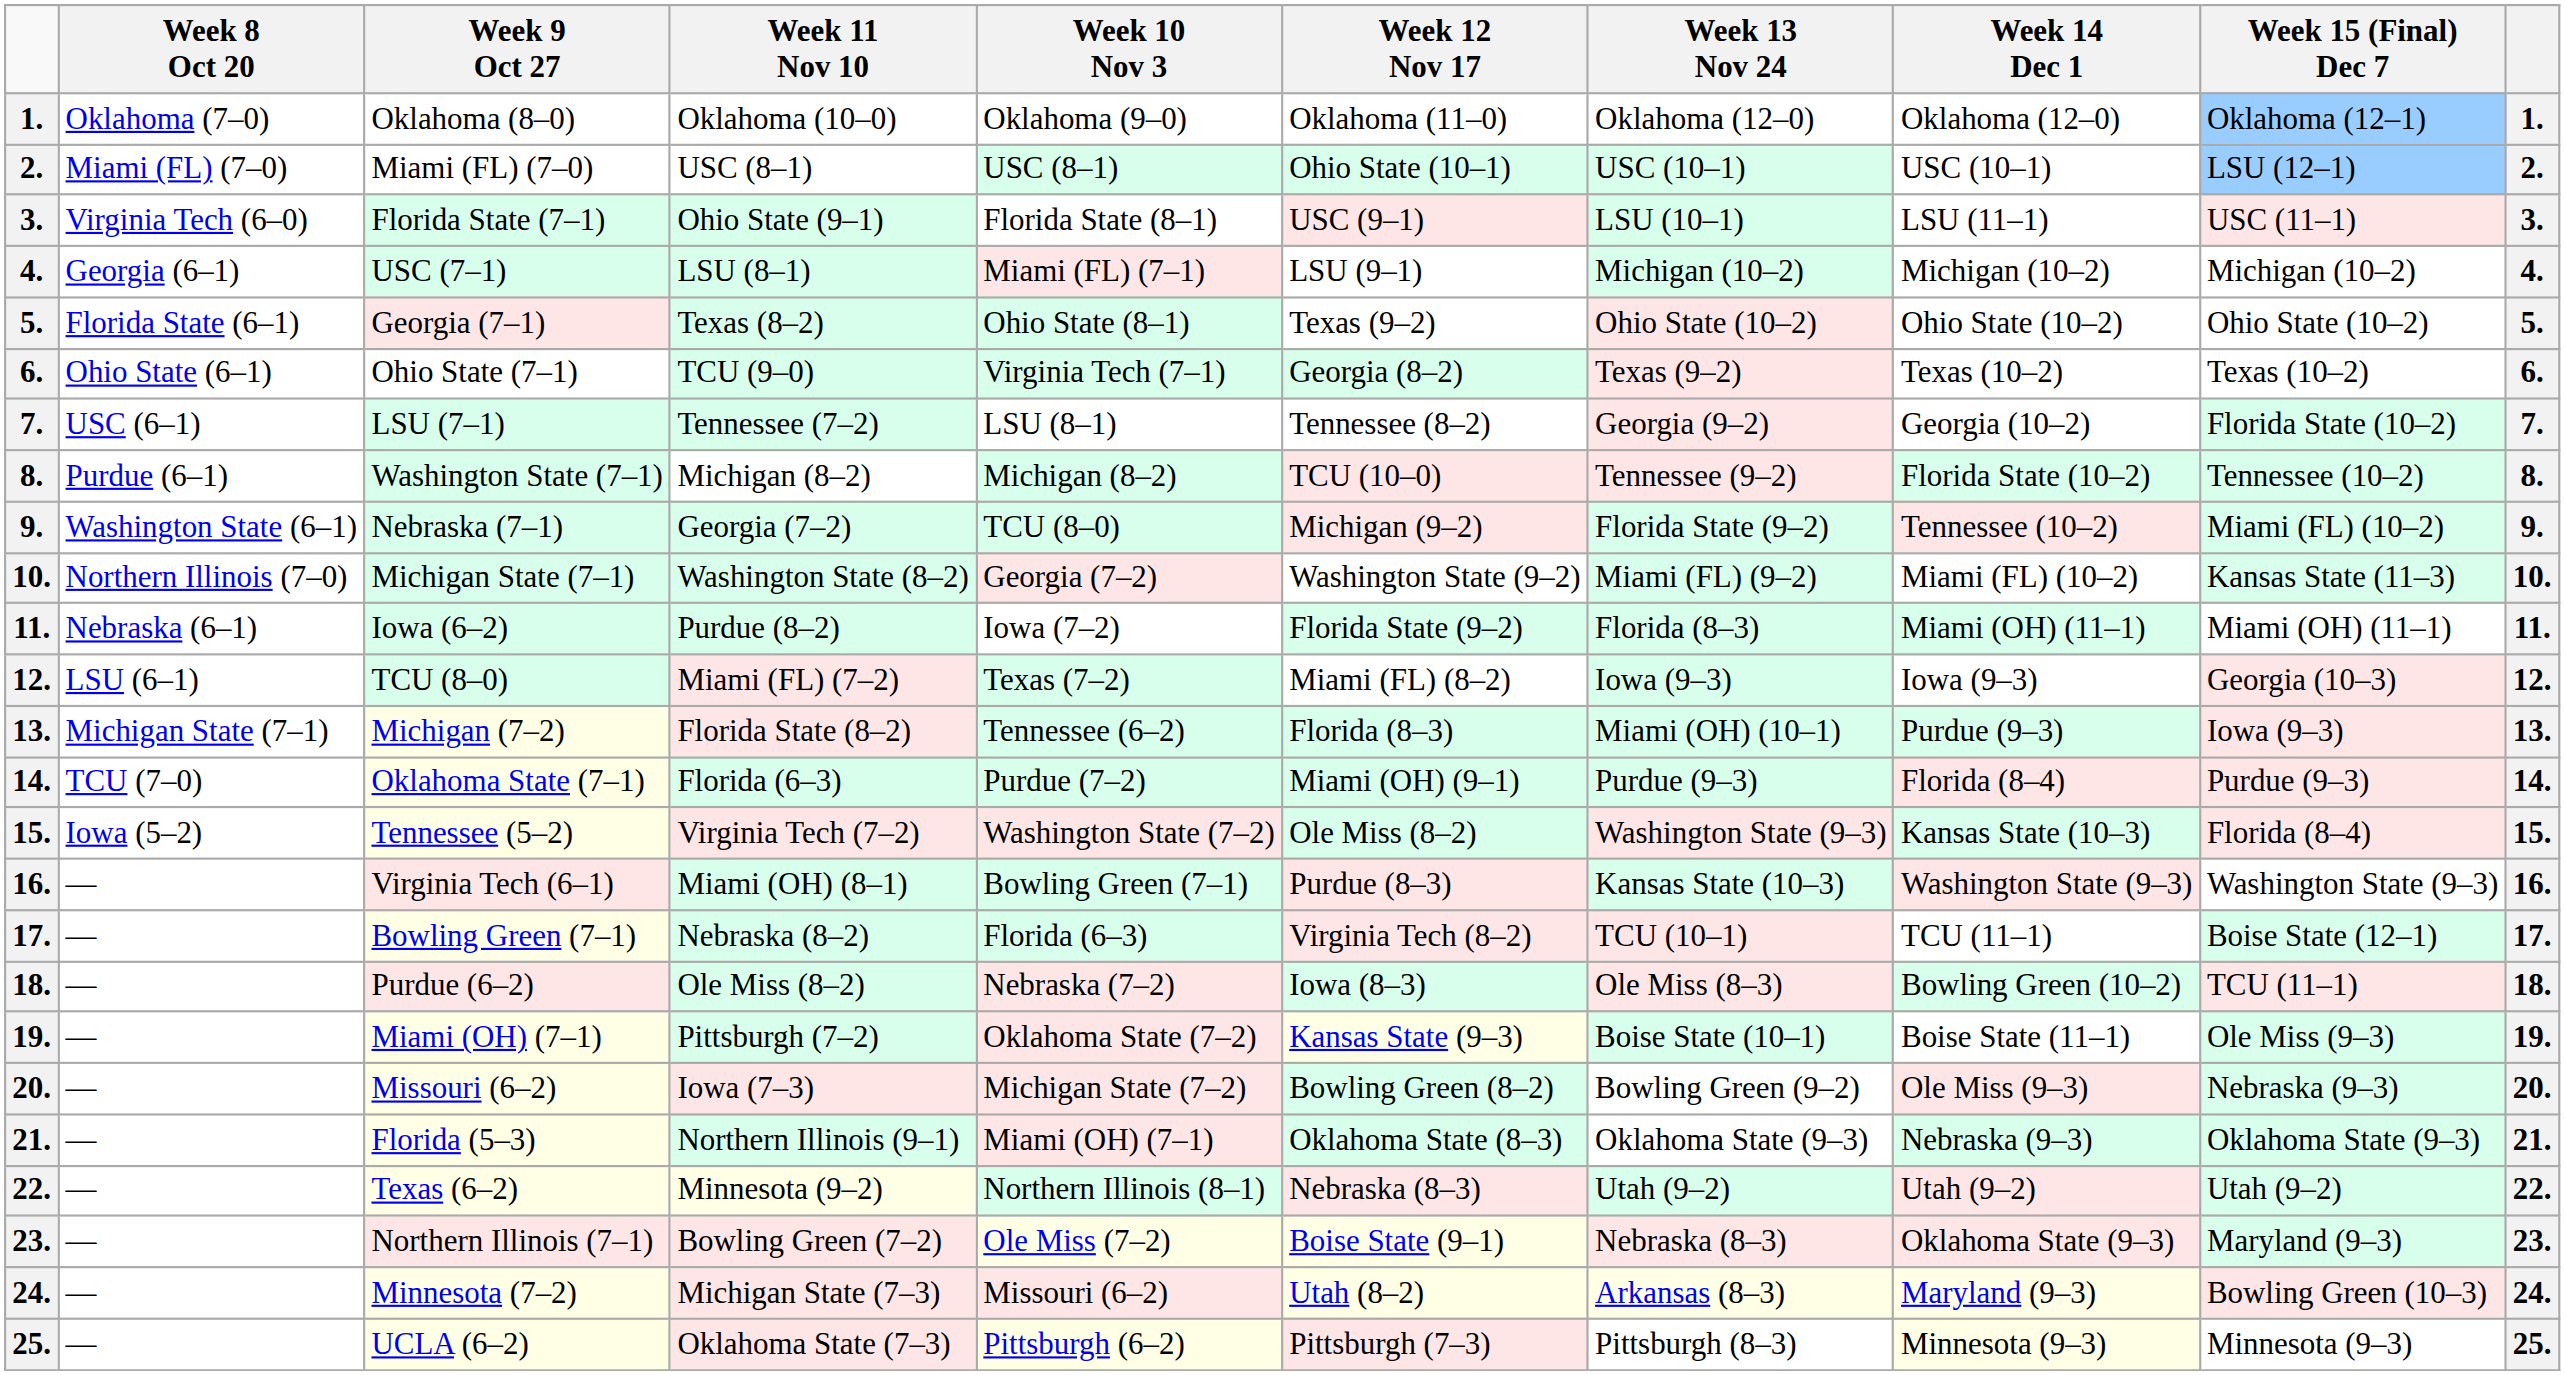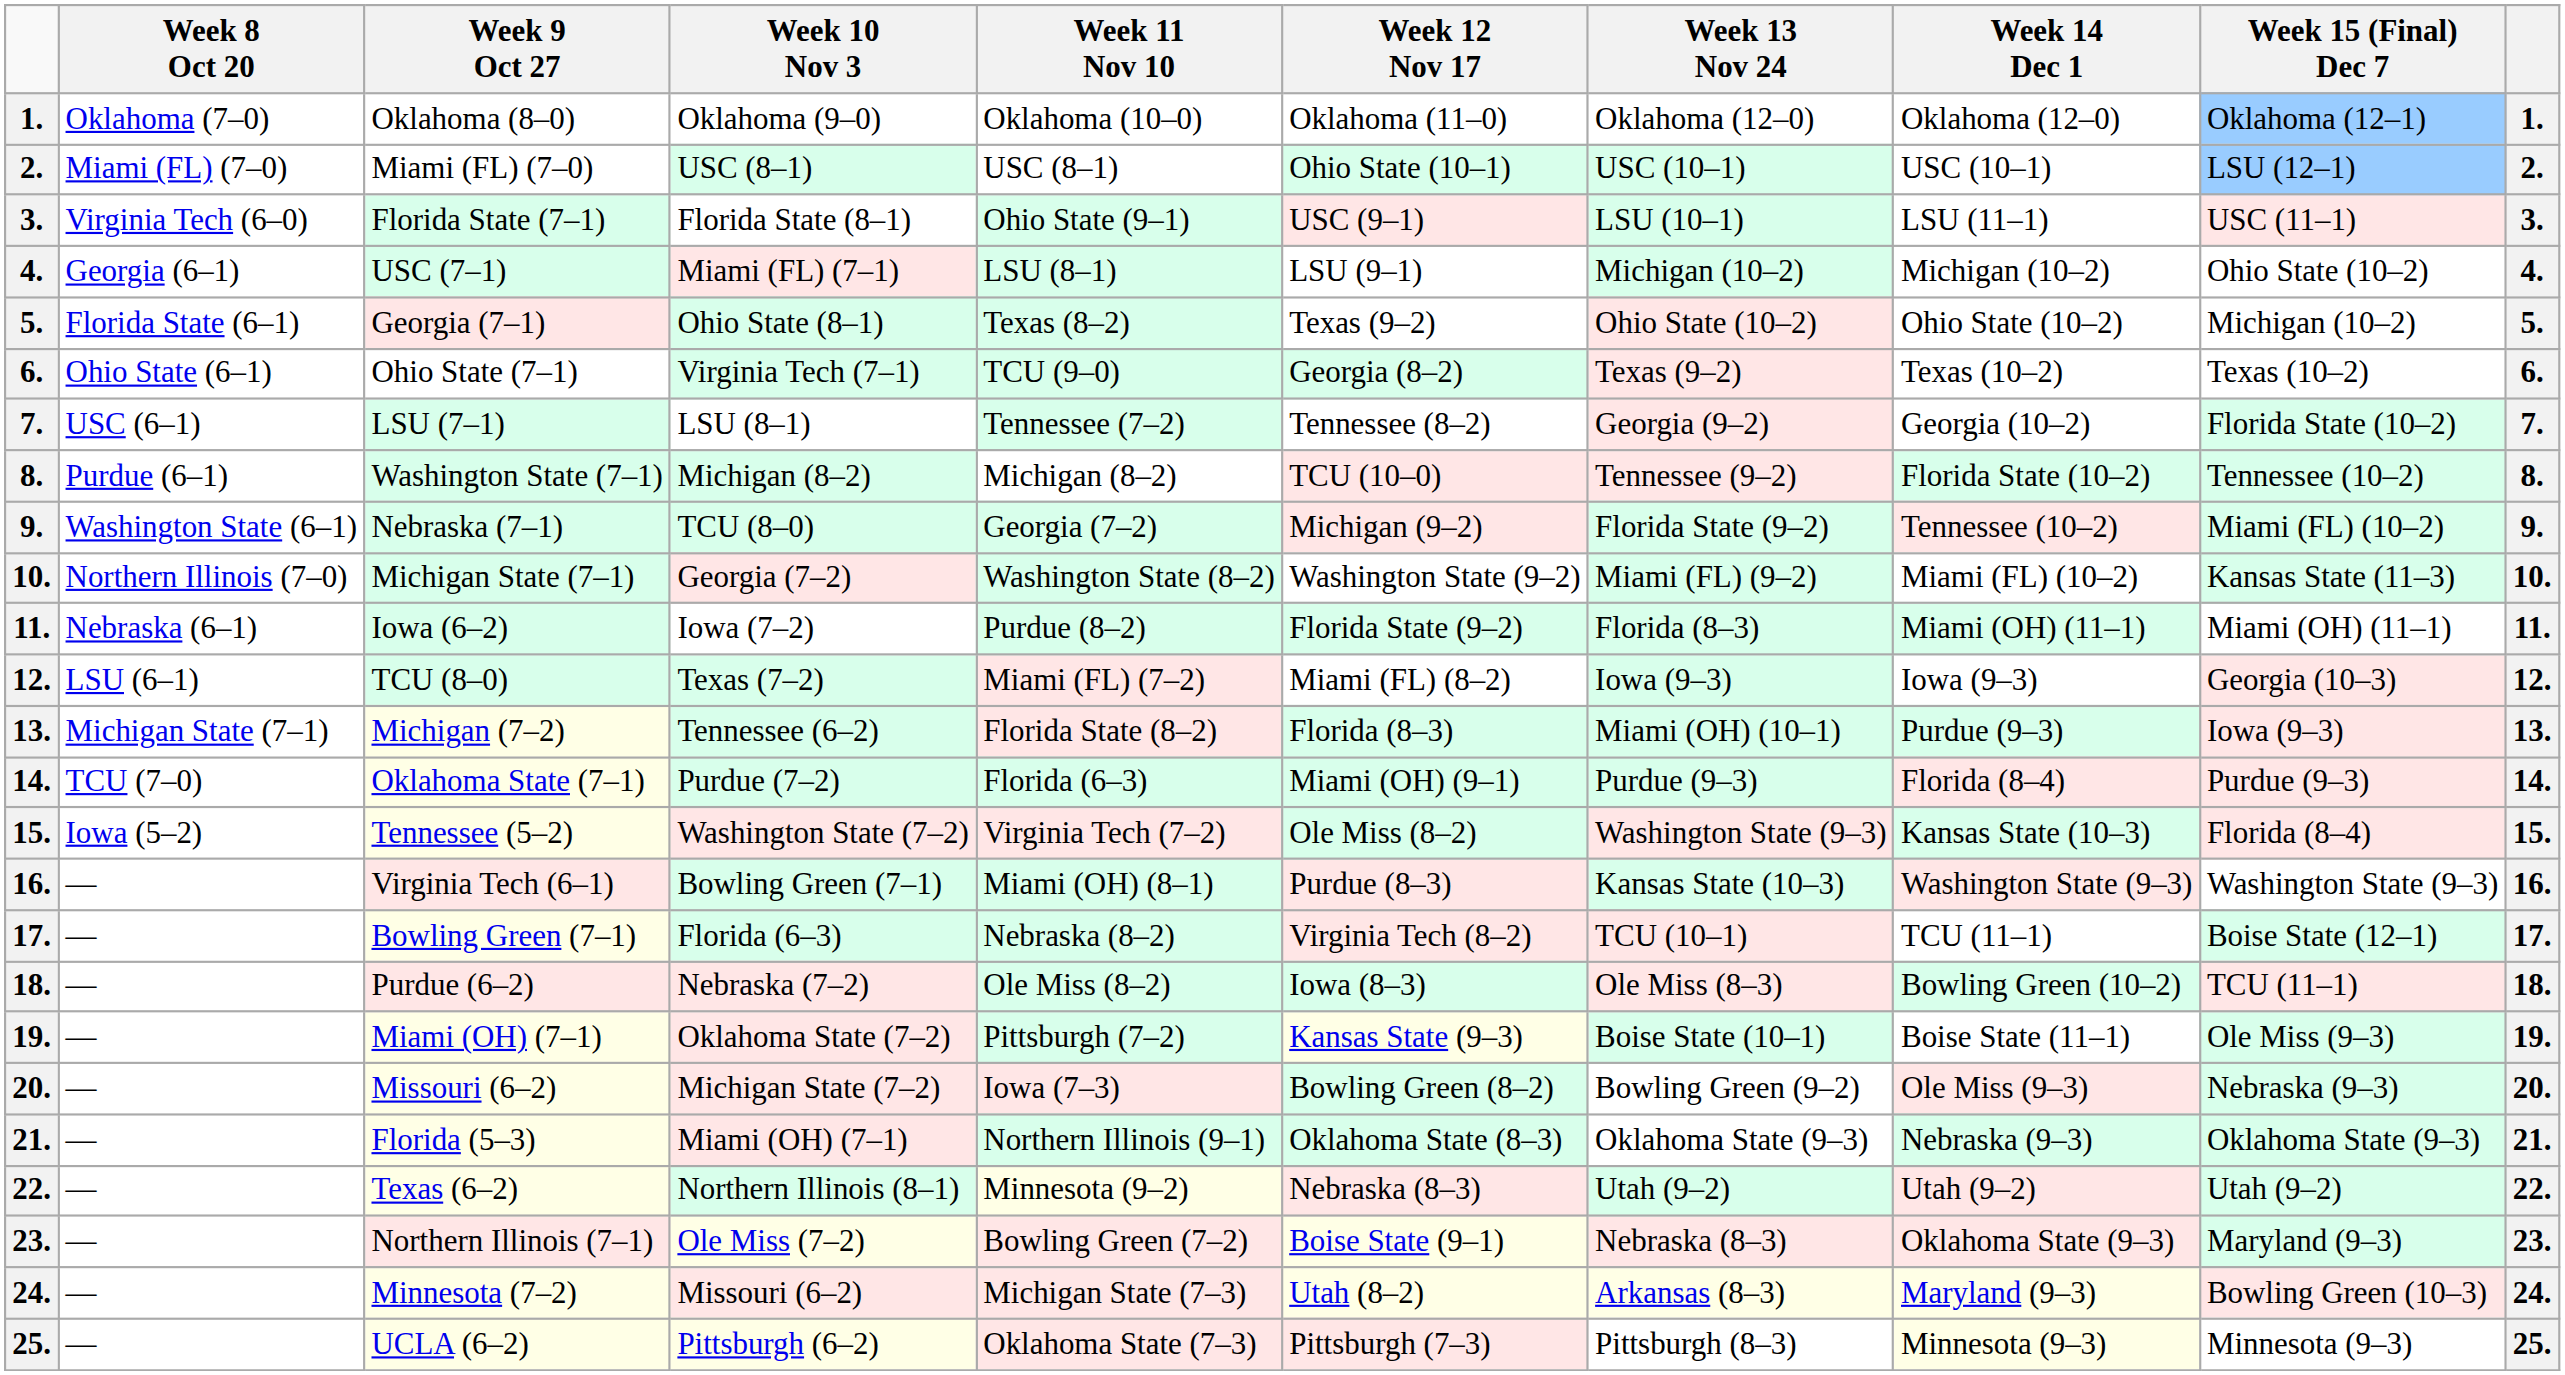columns swapped: (1129, 48) <-> (823, 48)
(2311, 271) Michigan (10–2) -> (2318, 271) Ohio State (10–2)
(2318, 322) Ohio State (10–2) -> (2311, 322) Michigan (10–2)
